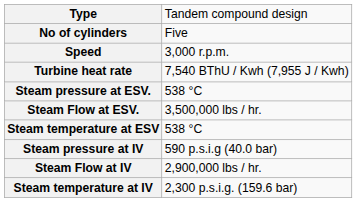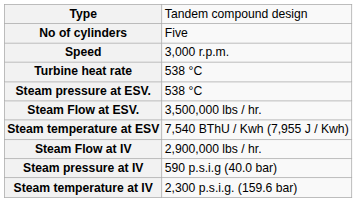(257, 71) 7,540 BThU / Kwh (7,955 J / Kwh) -> (184, 71) 538 °C
(184, 129) 538 °C -> (257, 129) 7,540 BThU / Kwh (7,955 J / Kwh)
rows swapped: (83, 149) <-> (83, 168)
